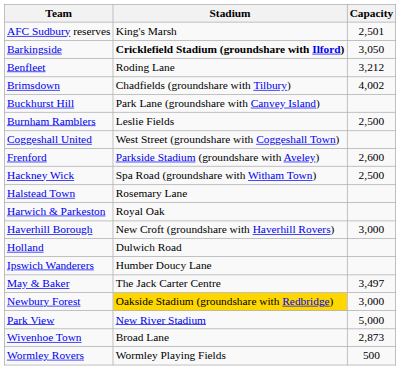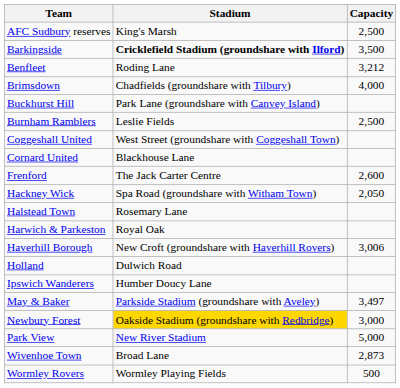(371, 31) 2,501 -> (371, 31) 2,500
(371, 49) 3,050 -> (371, 49) 3,500
(371, 85) 4,002 -> (371, 85) 4,000
+ row: (42, 157)
(218, 157) Parkside Stadium (groundshare with Aveley) -> (168, 175) The Jack Carter Centre
(371, 175) 2,500 -> (371, 193) 2,050
(371, 229) 3,000 -> (371, 247) 3,006
(168, 283) The Jack Carter Centre -> (218, 301) Parkside Stadium (groundshare with Aveley)
